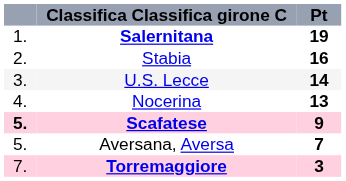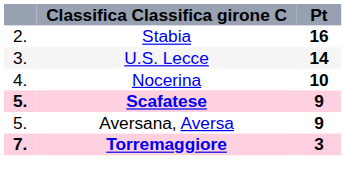- row: (167, 36)
(319, 101) 13 -> (319, 80) 10
(319, 144) 7 -> (319, 123) 9
(20, 166) normal -> (20, 144) bold
